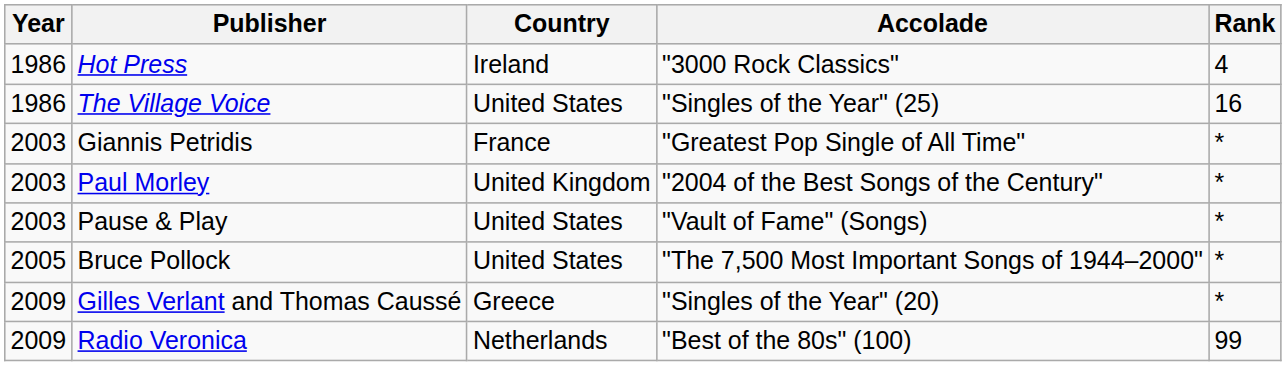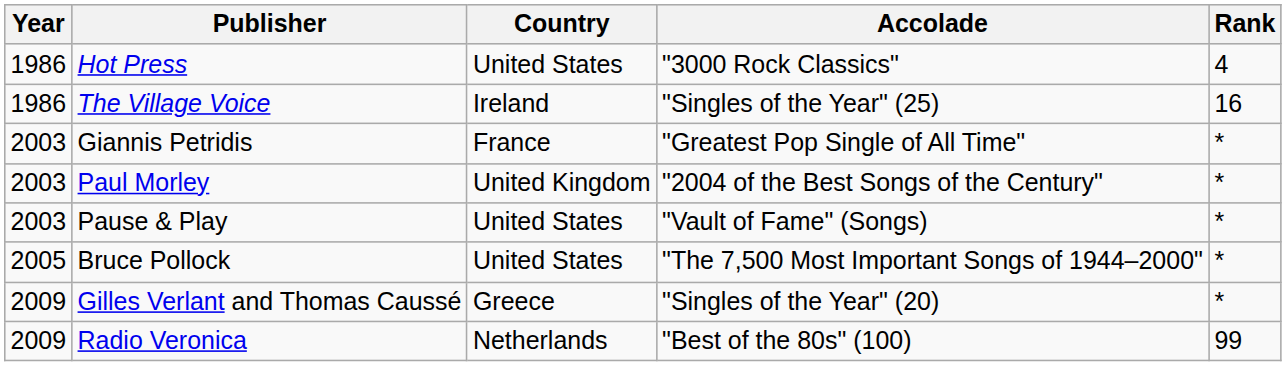(511, 63) Ireland -> (548, 63) United States
(548, 103) United States -> (511, 103) Ireland
